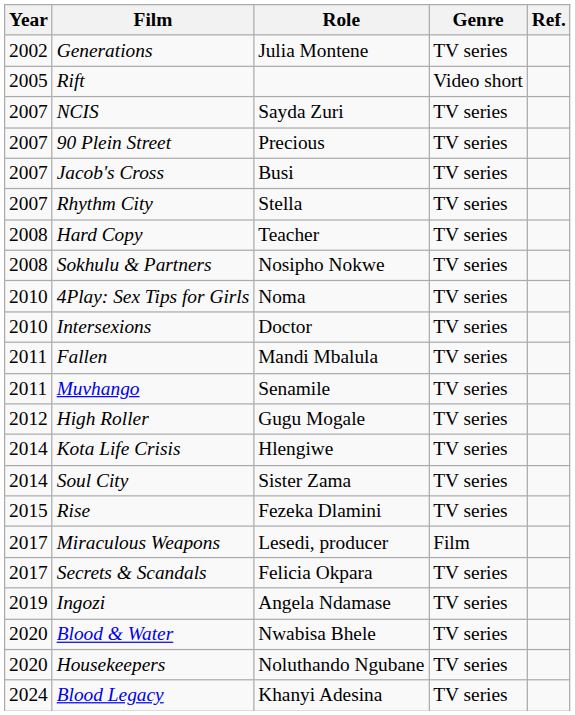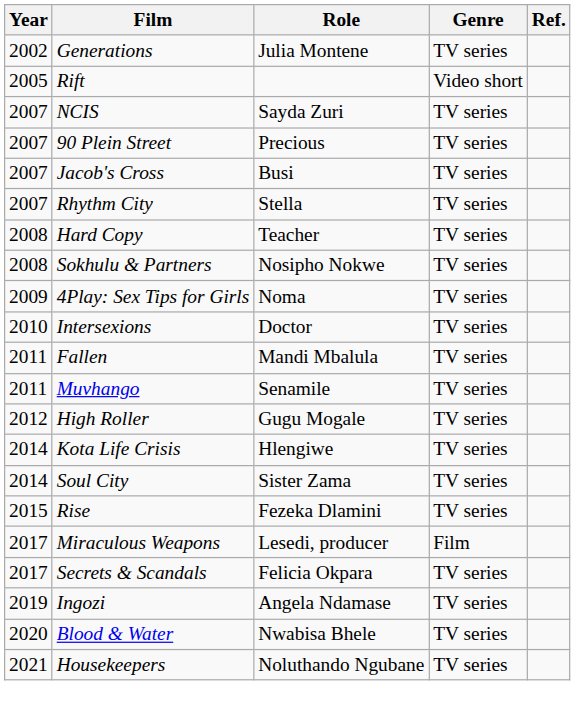(28, 296) 2010 -> (28, 296) 2009
(28, 664) 2020 -> (28, 664) 2021
- row: (110, 695)
